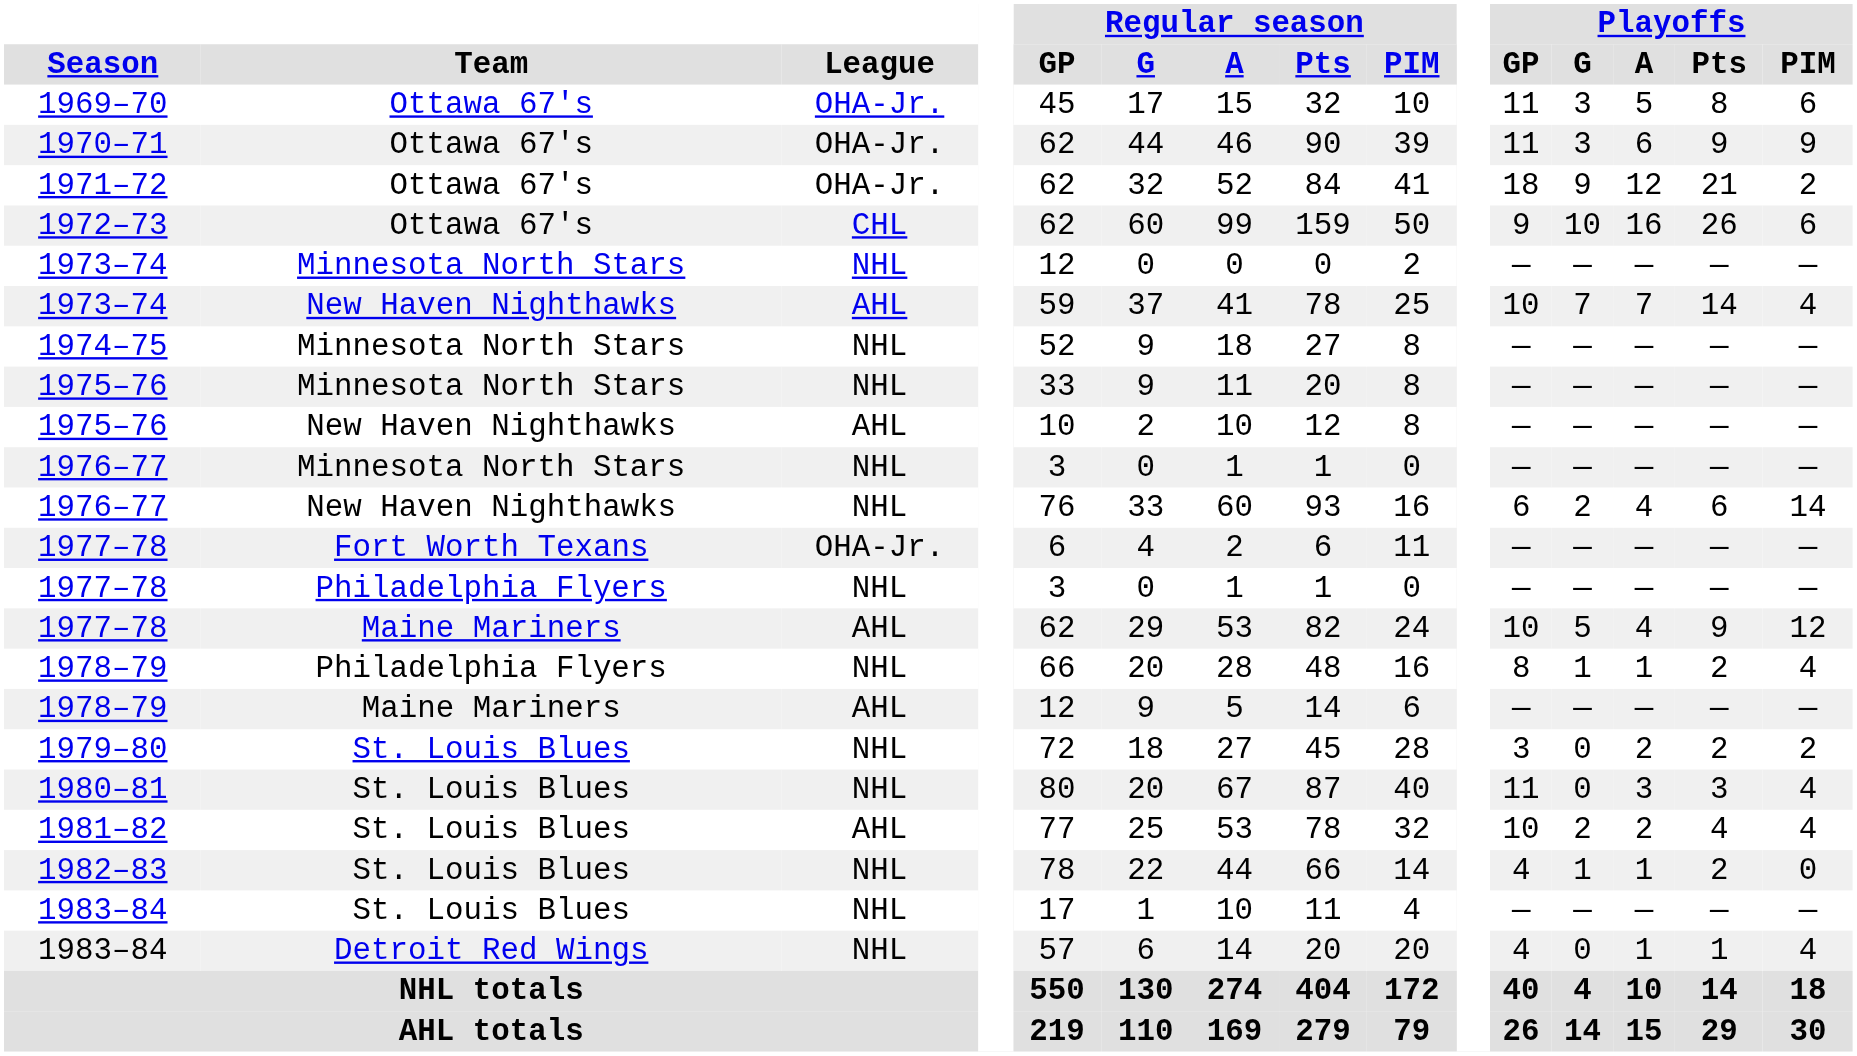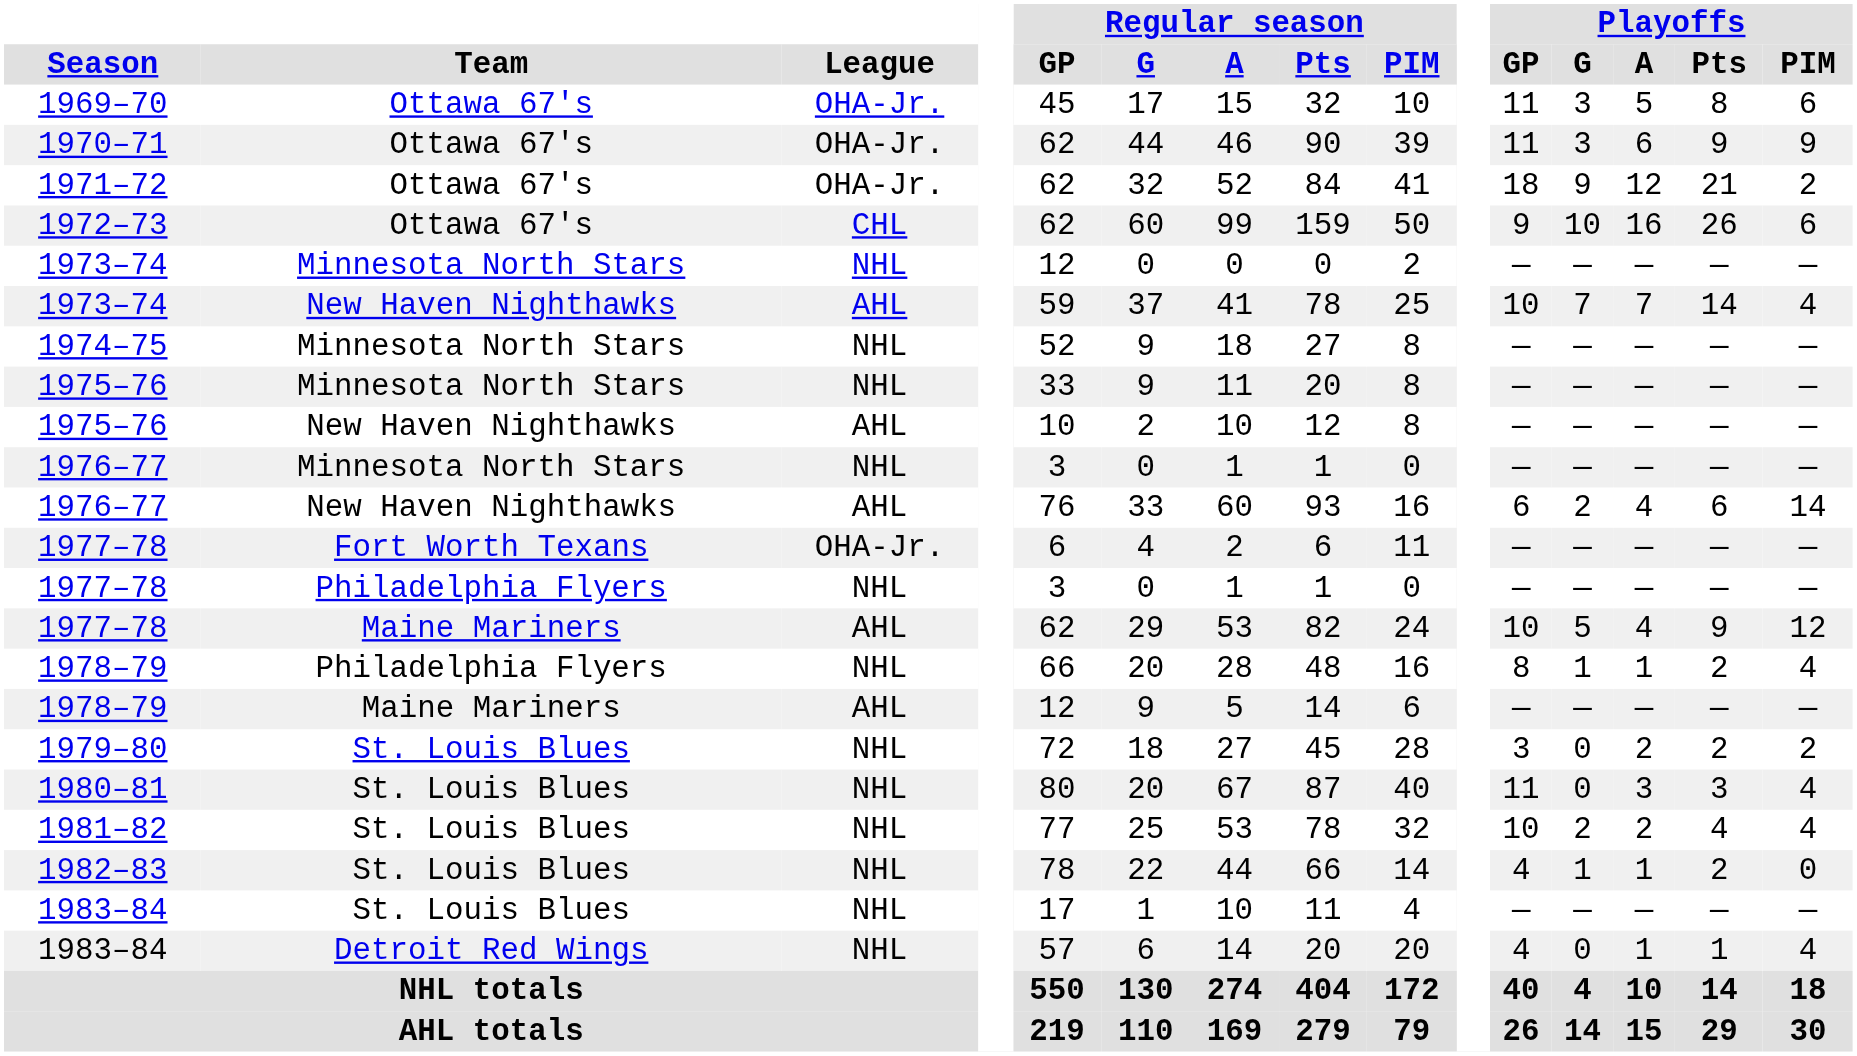(880, 508) NHL -> (880, 508) AHL
(880, 830) AHL -> (880, 830) NHL
